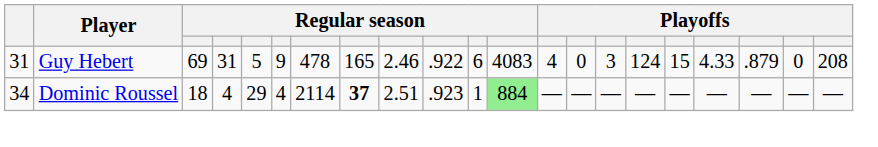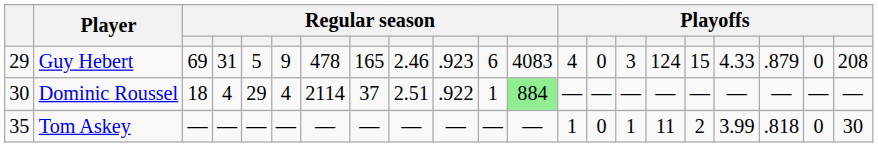(19, 61) 31 -> (19, 61) 29
(446, 61) .922 -> (456, 61) .923
(19, 93) 34 -> (19, 93) 30
(359, 93) bold -> (369, 93) normal
(446, 93) .923 -> (456, 93) .922
+ row: (85, 125)
